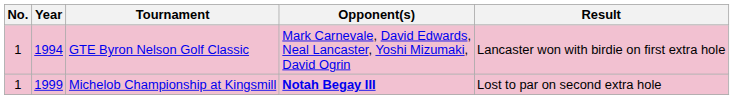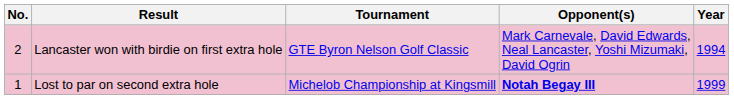columns swapped: (49, 15) <-> (601, 15)
(18, 50) 1 -> (18, 50) 2
